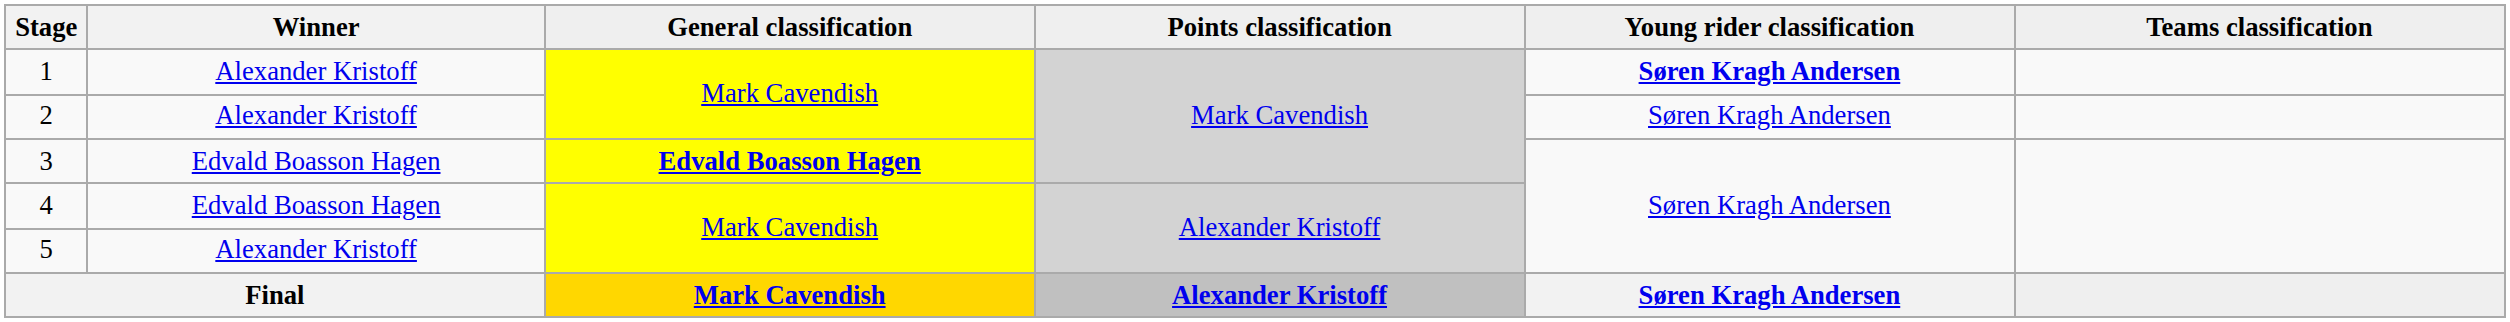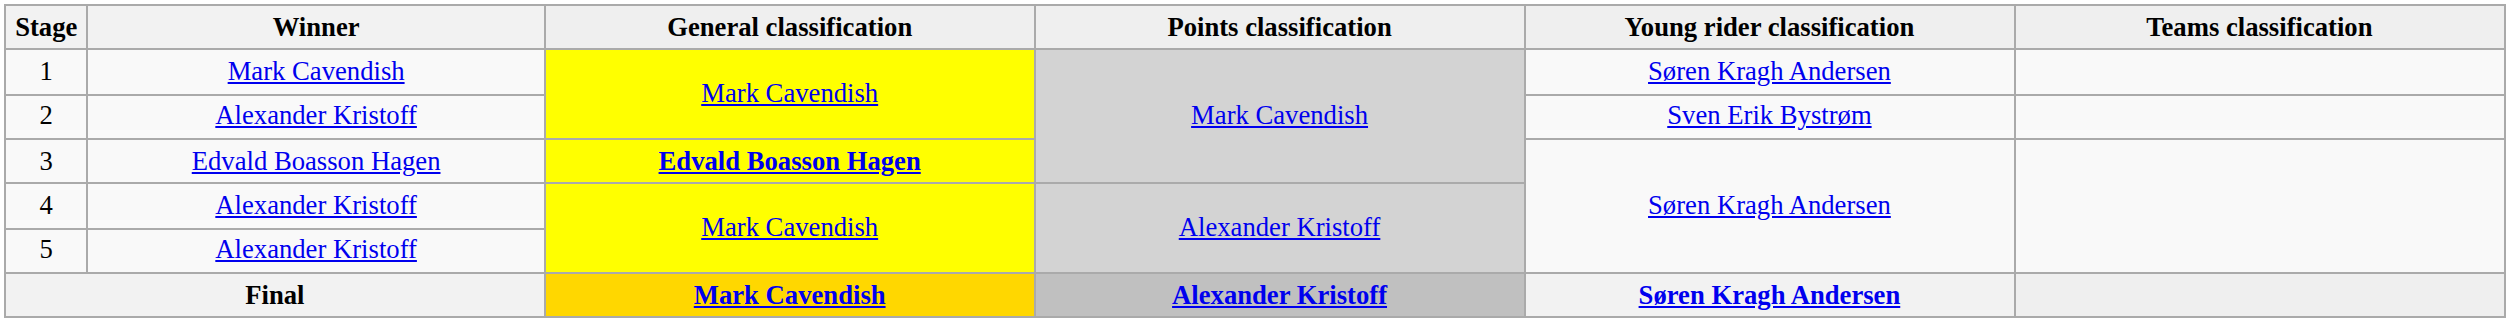(316, 71) Alexander Kristoff -> (316, 71) Mark Cavendish
(1769, 71) bold -> (1769, 71) normal
(1769, 116) Søren Kragh Andersen -> (1769, 116) Sven Erik Bystrøm
(316, 205) Edvald Boasson Hagen -> (316, 205) Alexander Kristoff
